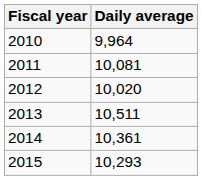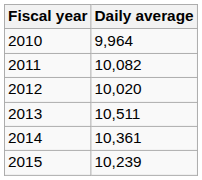(118, 65) 10,081 -> (118, 65) 10,082
(118, 162) 10,293 -> (118, 162) 10,239
